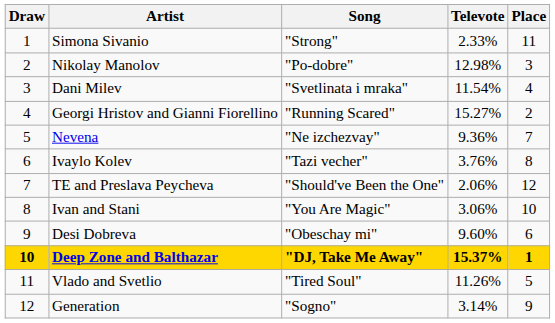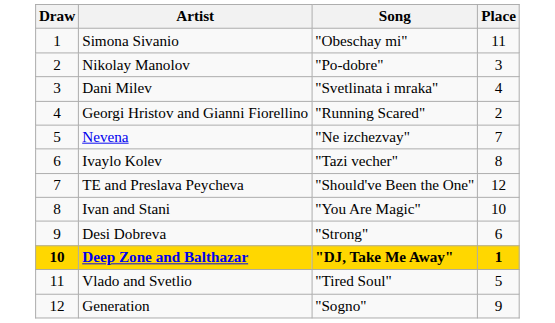- column: (478, 16)
(311, 40) "Strong" -> (361, 40) "Obeschay mi"
(331, 233) "Obeschay mi" -> (342, 233) "Strong"
